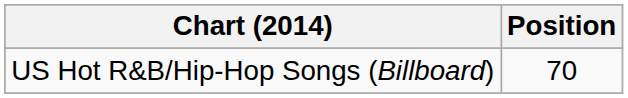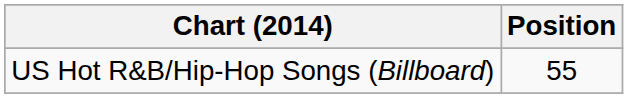(562, 70) 70 -> (562, 70) 55
